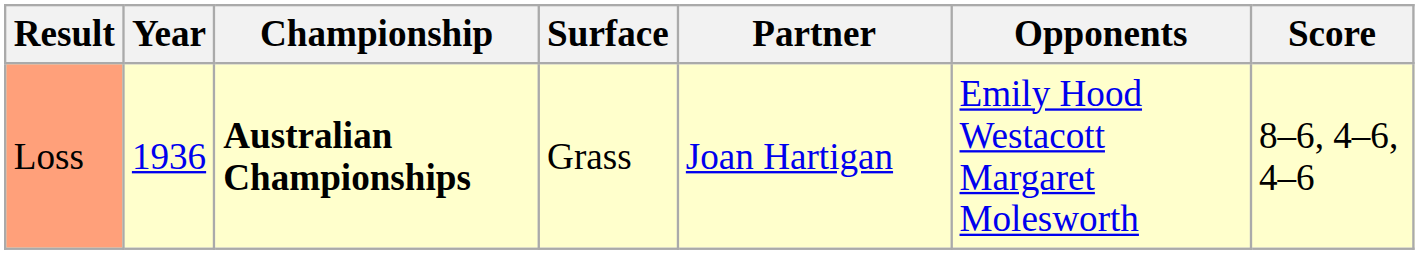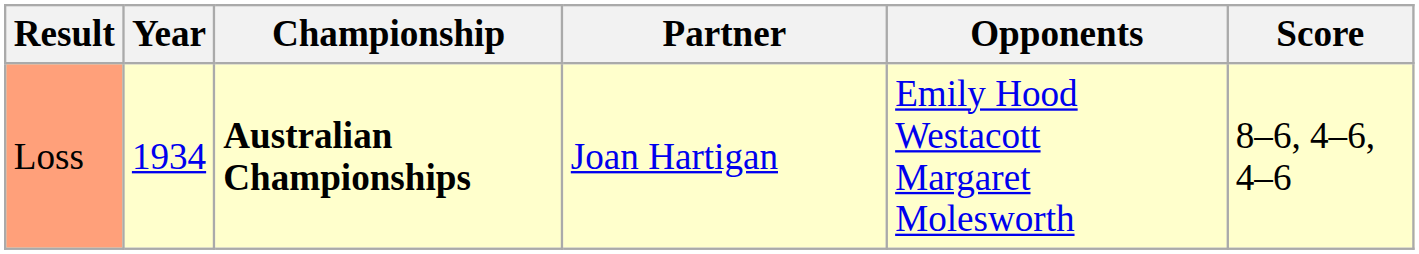- column: (608, 33)
(169, 155) 1936 -> (169, 155) 1934
